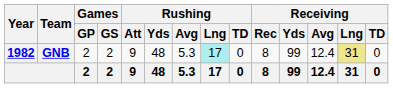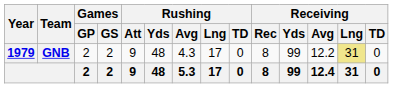(21, 53) 1982 -> (21, 53) 1979
(187, 53) 5.3 -> (187, 53) 4.3
(215, 53) paleturquoise background -> (215, 53) no background
(323, 53) 12.4 -> (323, 53) 12.2
